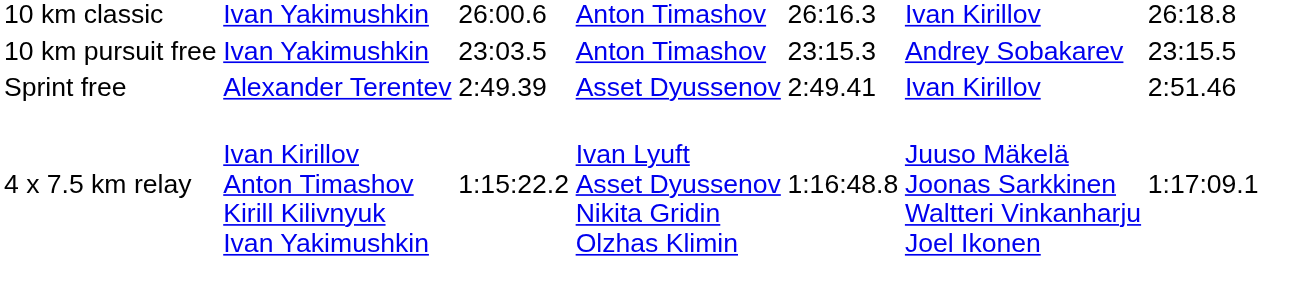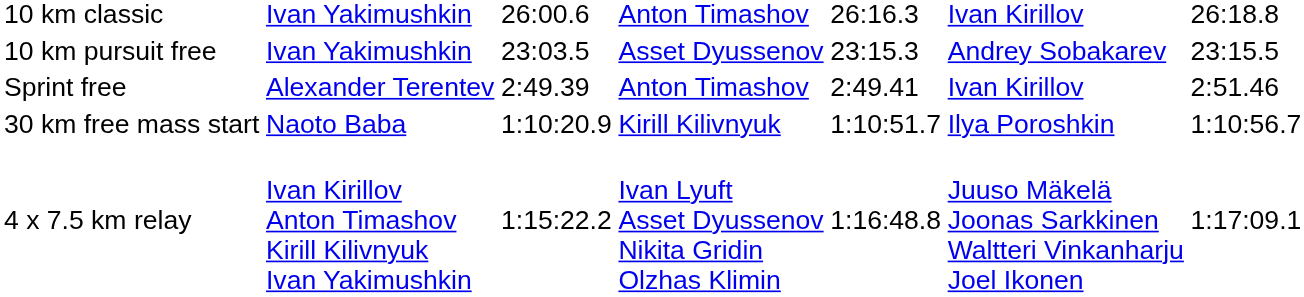(671, 51) Anton Timashov -> (721, 51) Asset Dyussenov
(678, 87) Asset Dyussenov -> (714, 87) Anton Timashov
+ row: (132, 124)
